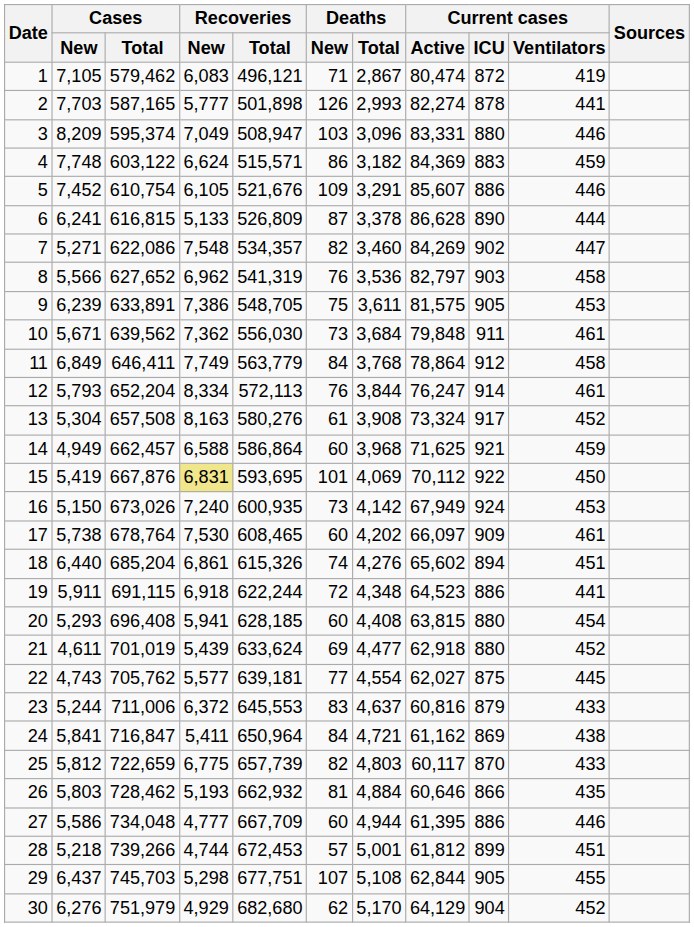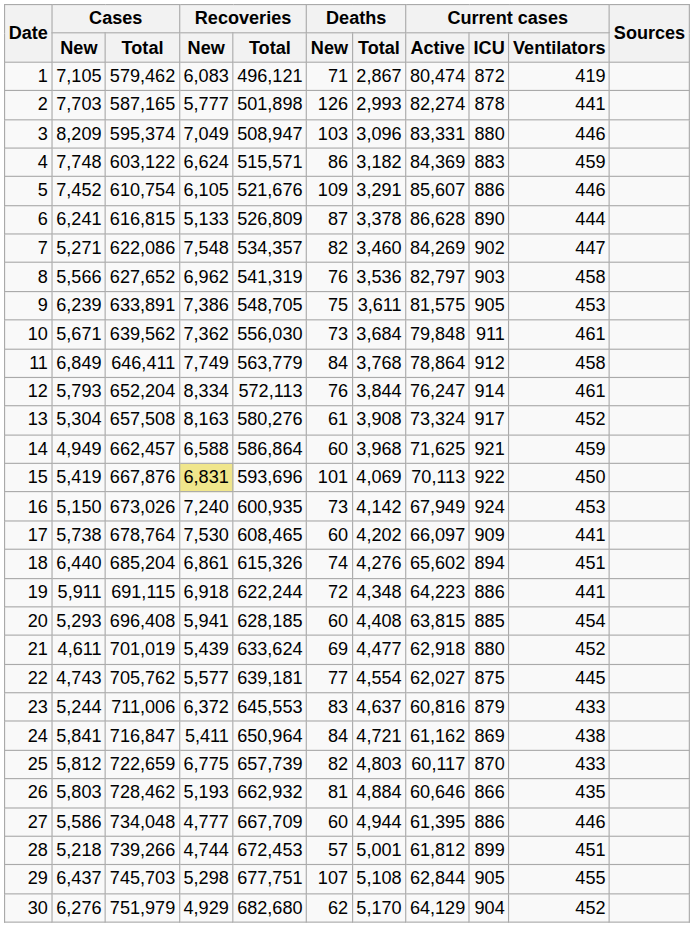(270, 477) 593,695 -> (270, 477) 593,696
(438, 477) 70,112 -> (438, 477) 70,113
(590, 534) 461 -> (590, 534) 441
(438, 592) 64,523 -> (438, 592) 64,223
(490, 620) 880 -> (490, 620) 885
